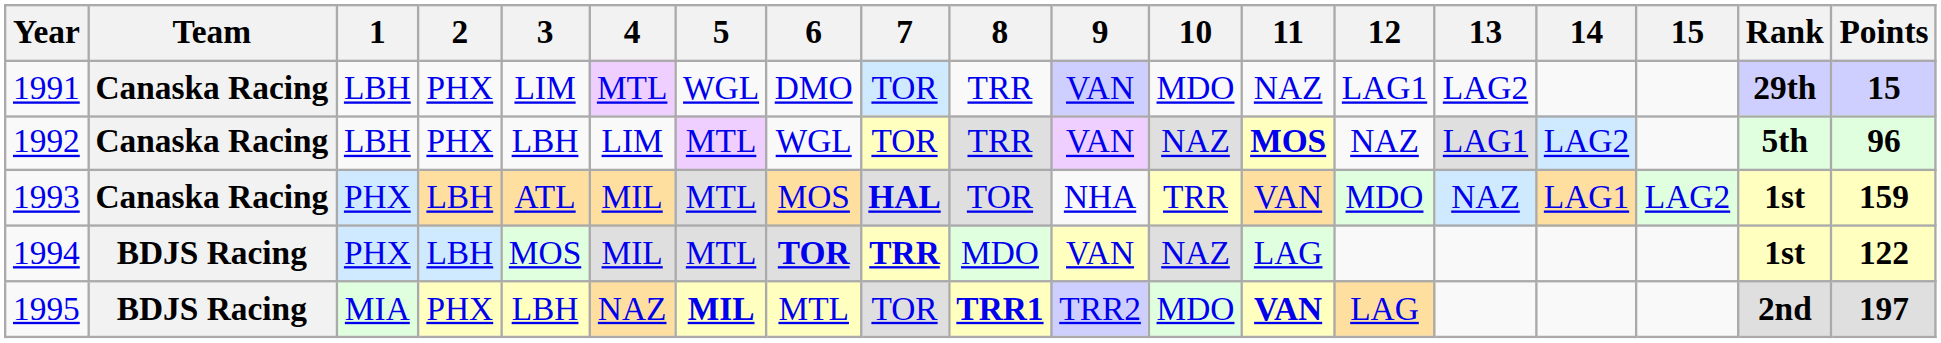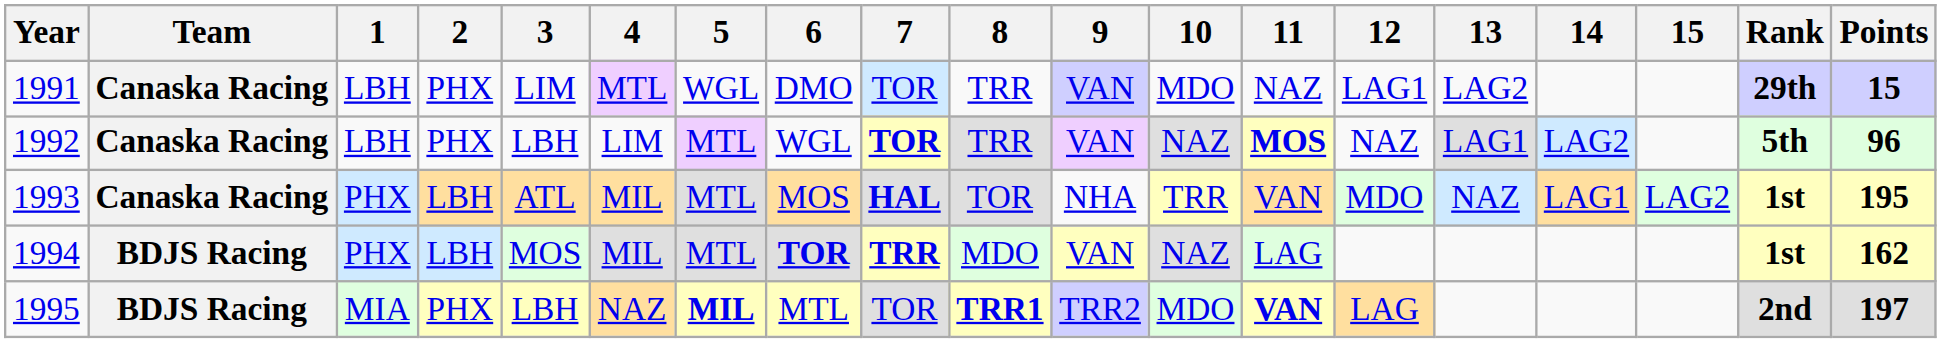(905, 142) normal -> (905, 142) bold
(1884, 197) 159 -> (1884, 197) 195
(1884, 252) 122 -> (1884, 252) 162
